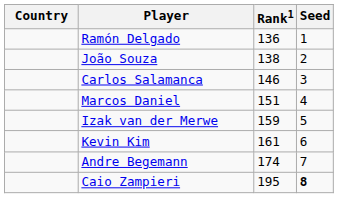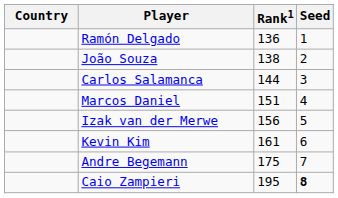(269, 80) 146 -> (269, 80) 144
(269, 121) 159 -> (269, 121) 156
(269, 162) 174 -> (269, 162) 175
